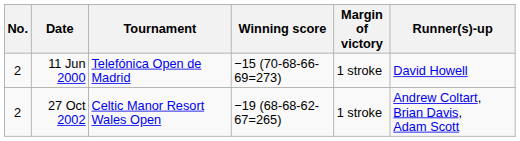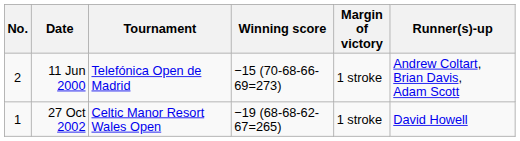(430, 71) David Howell -> (437, 78) Andrew Coltart, Brian Davis, Adam Scott
(18, 112) 2 -> (18, 119) 1
(437, 112) Andrew Coltart, Brian Davis, Adam Scott -> (430, 119) David Howell
